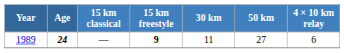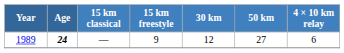(156, 40) bold -> (156, 40) normal
(209, 40) 11 -> (209, 40) 12
